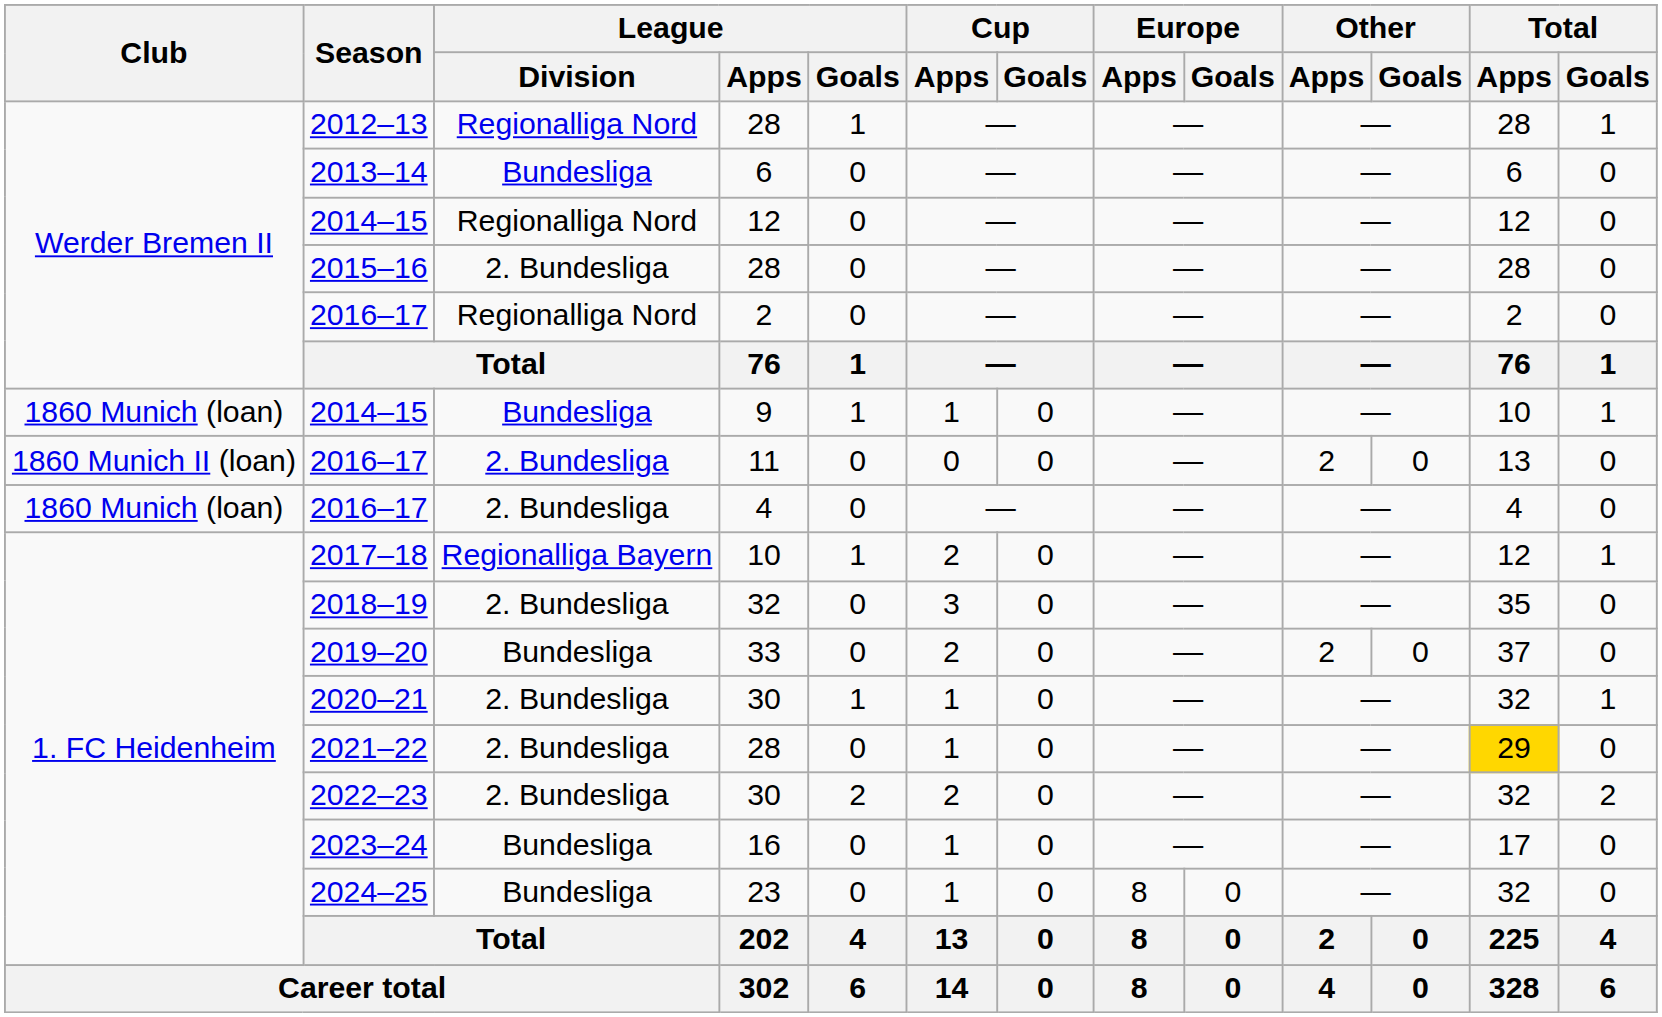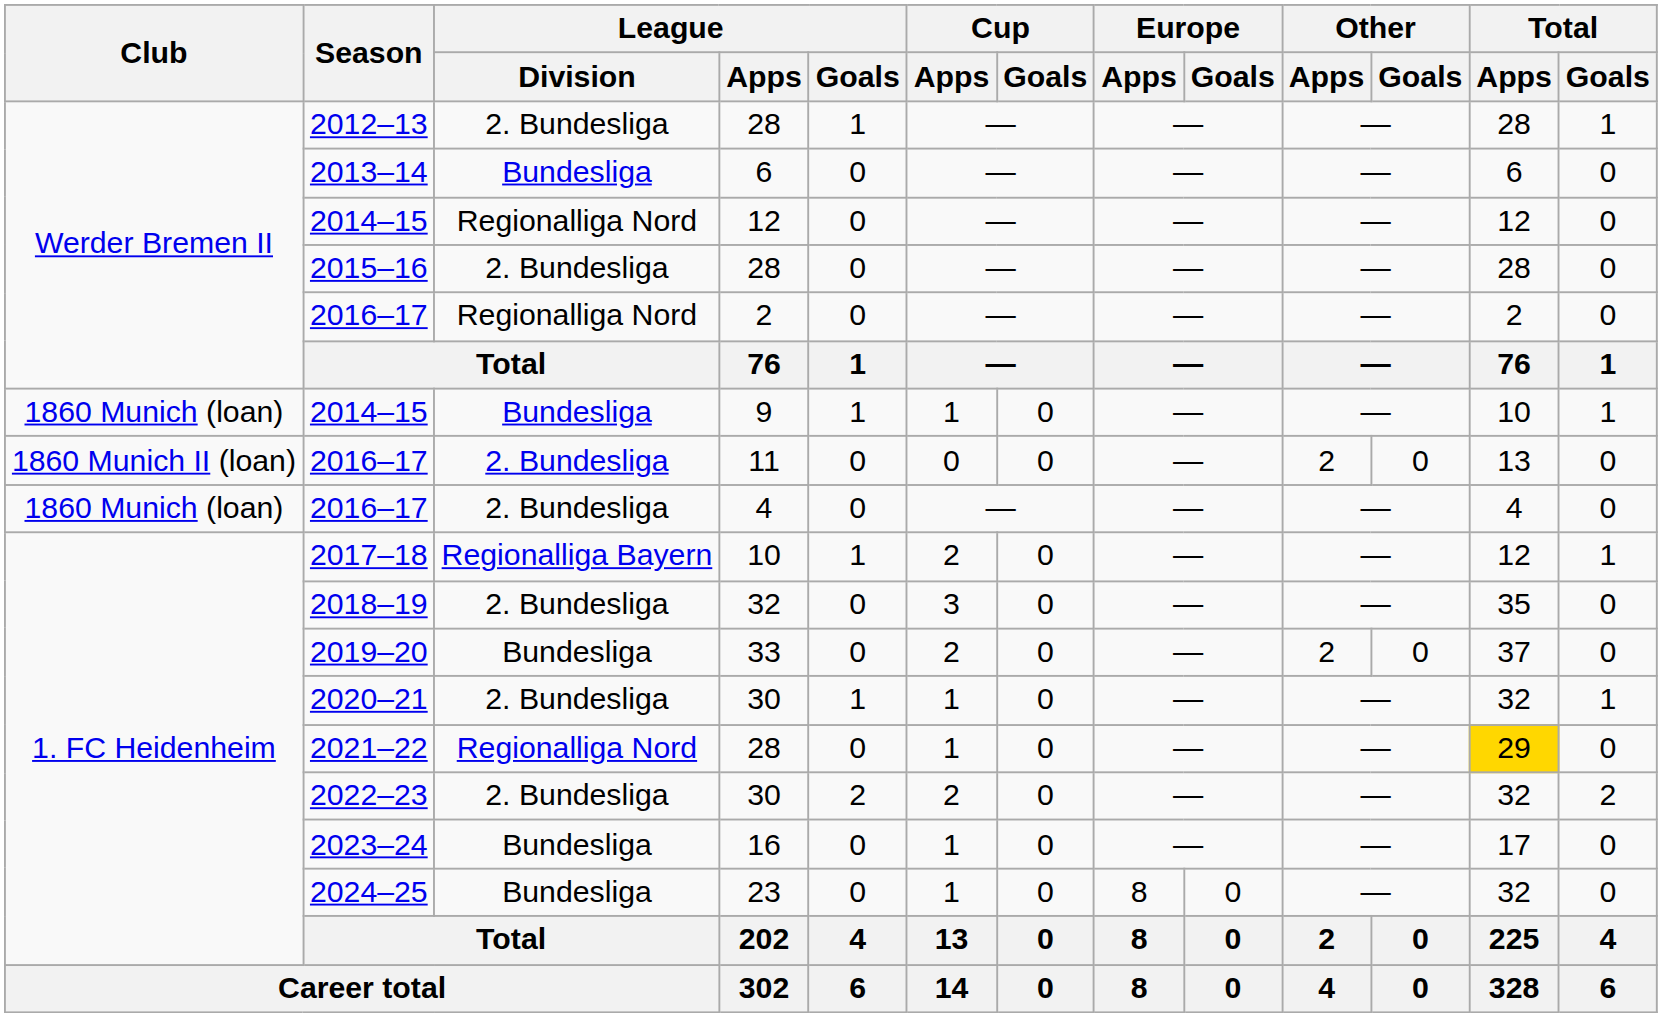(577, 124) Regionalliga Nord -> (577, 124) 2. Bundesliga
(577, 747) 2. Bundesliga -> (577, 747) Regionalliga Nord
